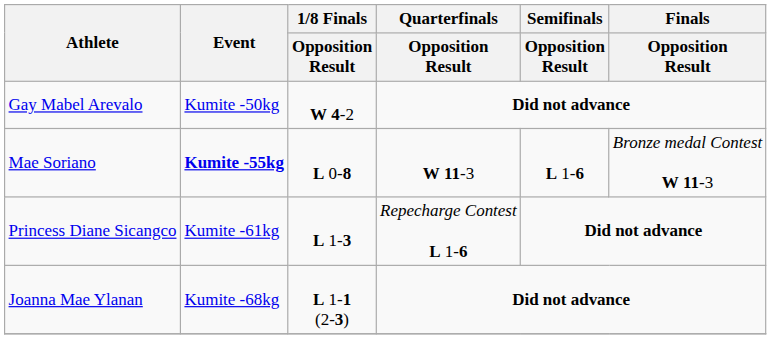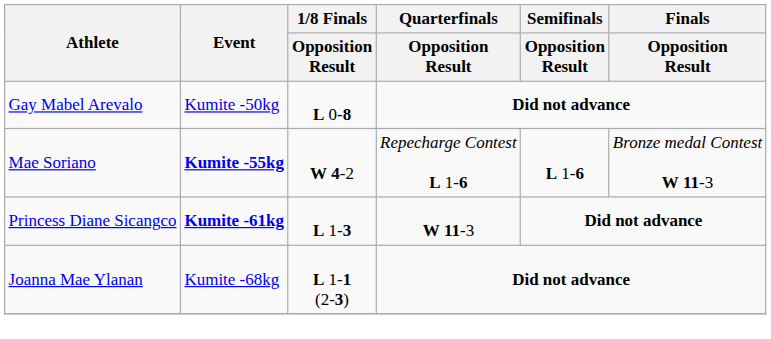(332, 115) W 4-2 -> (332, 115) L 0-8
(332, 173) L 0-8 -> (332, 173) W 4-2
(448, 173) W 11-3 -> (448, 163) Repecharge Contest L 1-6
(232, 231) normal -> (234, 221) bold
(448, 231) Repecharge Contest L 1-6 -> (448, 231) W 11-3
